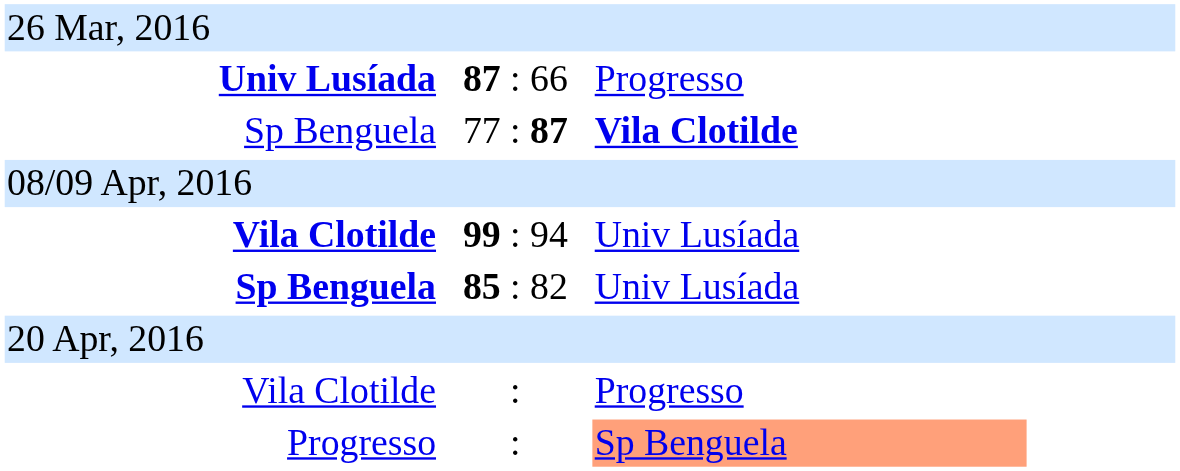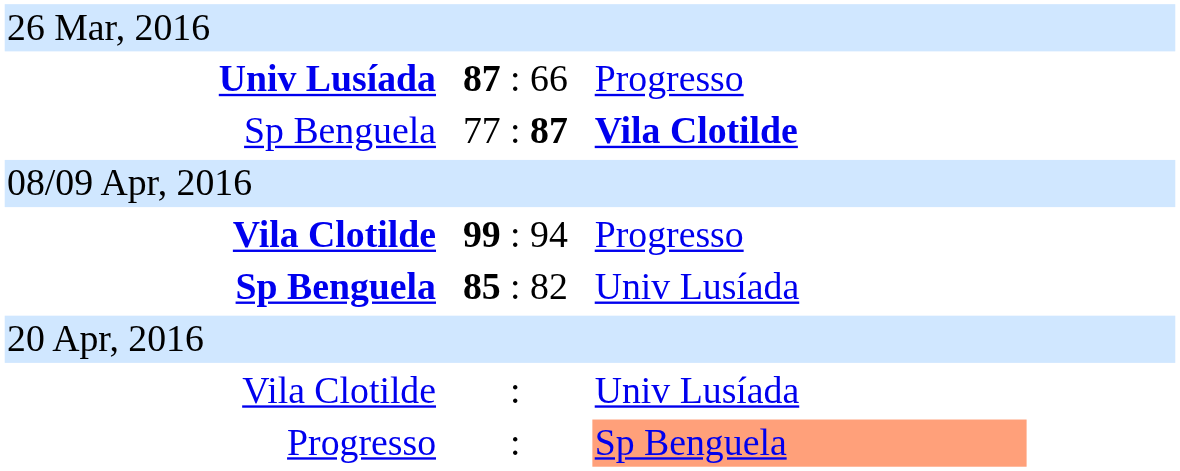(697, 234) Univ Lusíada -> (669, 234) Progresso
(669, 390) Progresso -> (697, 390) Univ Lusíada
